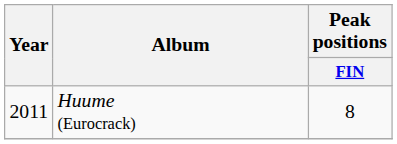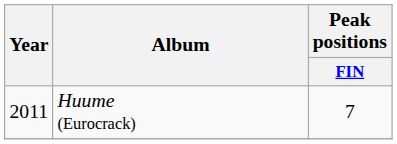(350, 112) 8 -> (350, 112) 7
